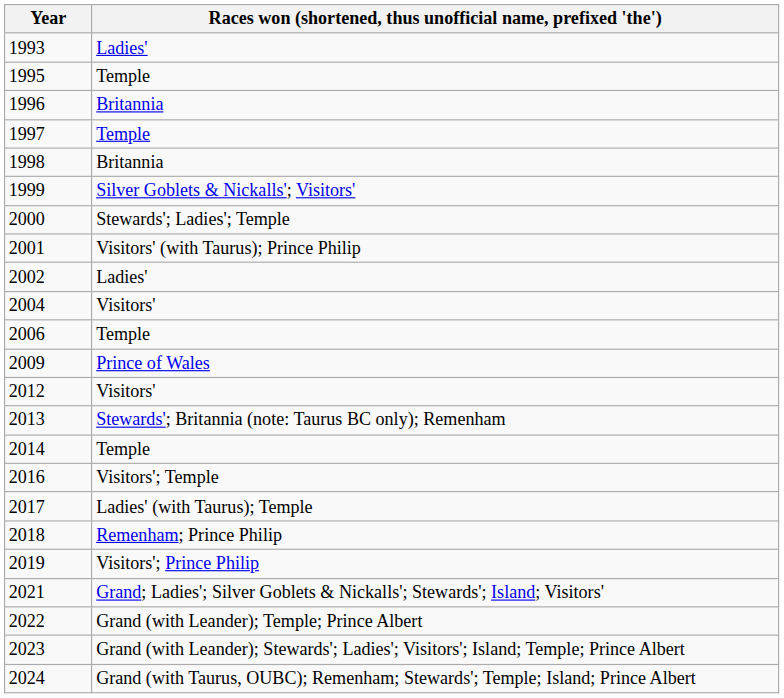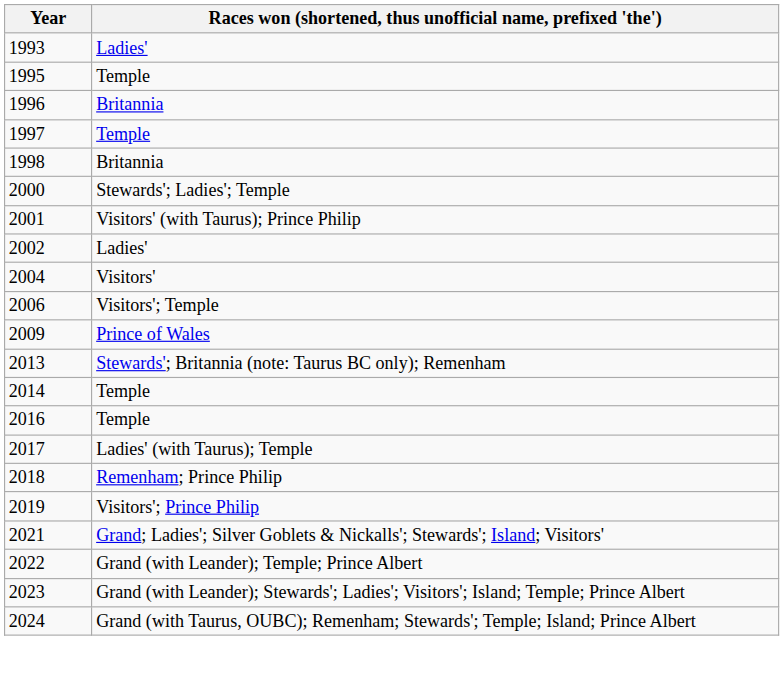- row: (27, 190)
(123, 334) Temple -> (157, 305) Visitors'; Temple
- row: (27, 391)
(157, 477) Visitors'; Temple -> (123, 420) Temple
